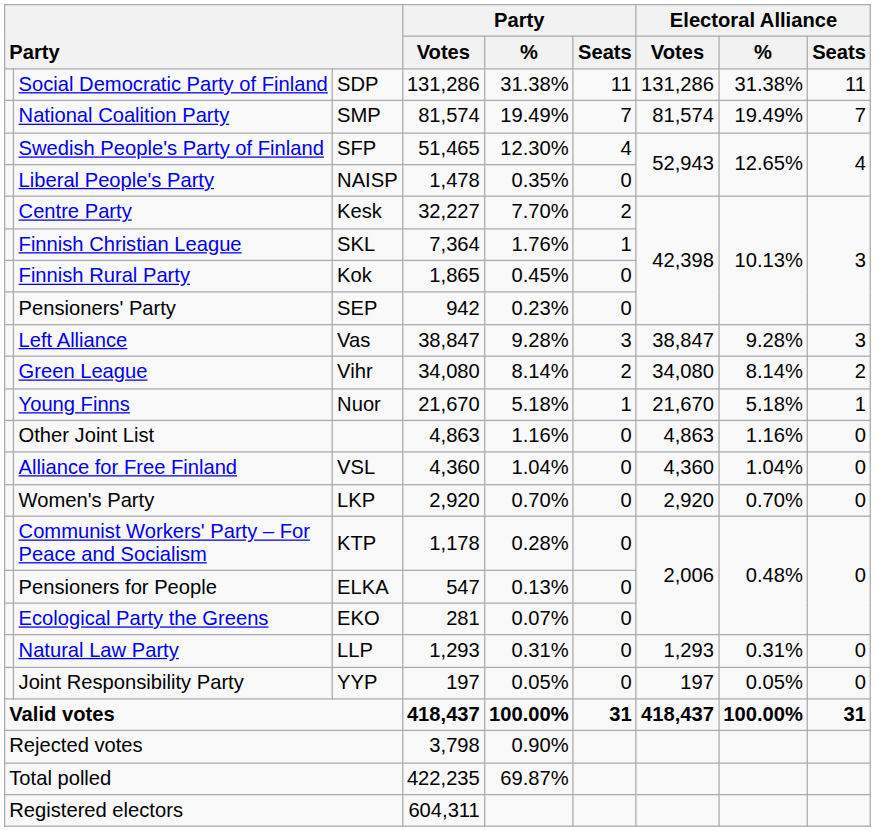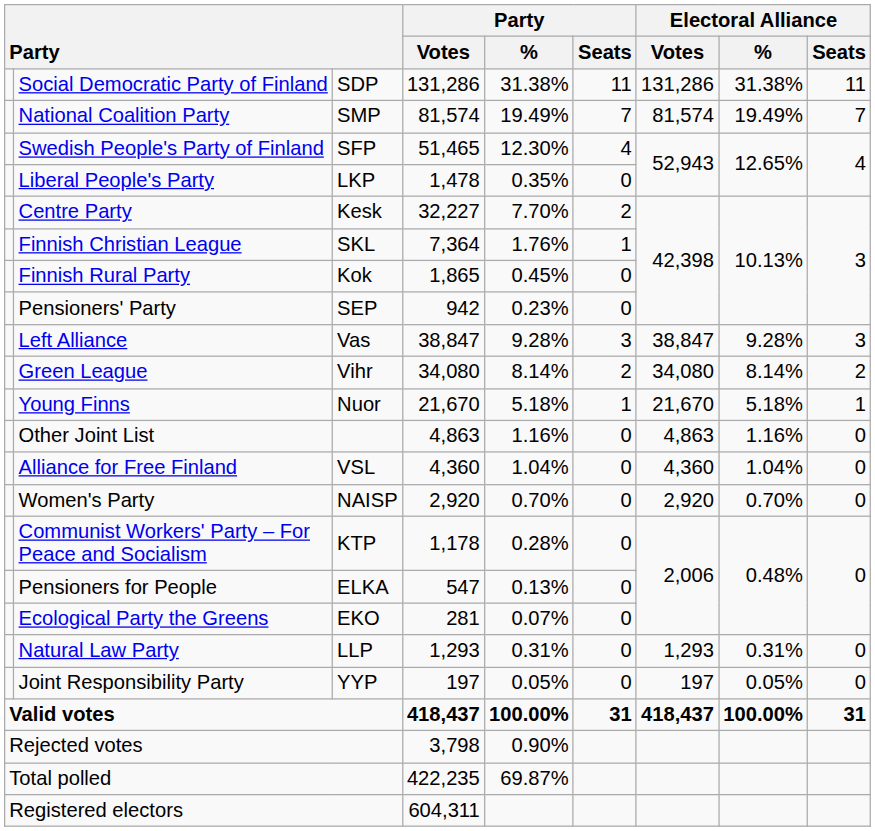(367, 180) NAISP -> (356, 180) LKP
(356, 500) LKP -> (367, 500) NAISP
